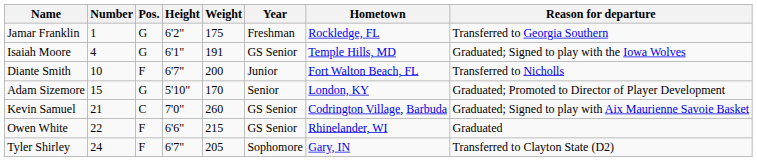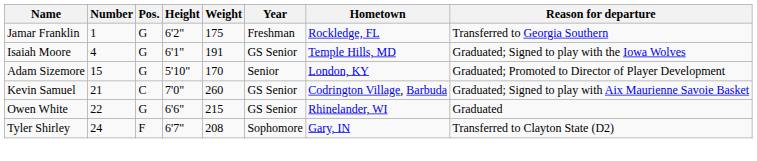- row: (39, 71)
(142, 128) F -> (143, 109) G
(214, 147) 205 -> (214, 128) 208
